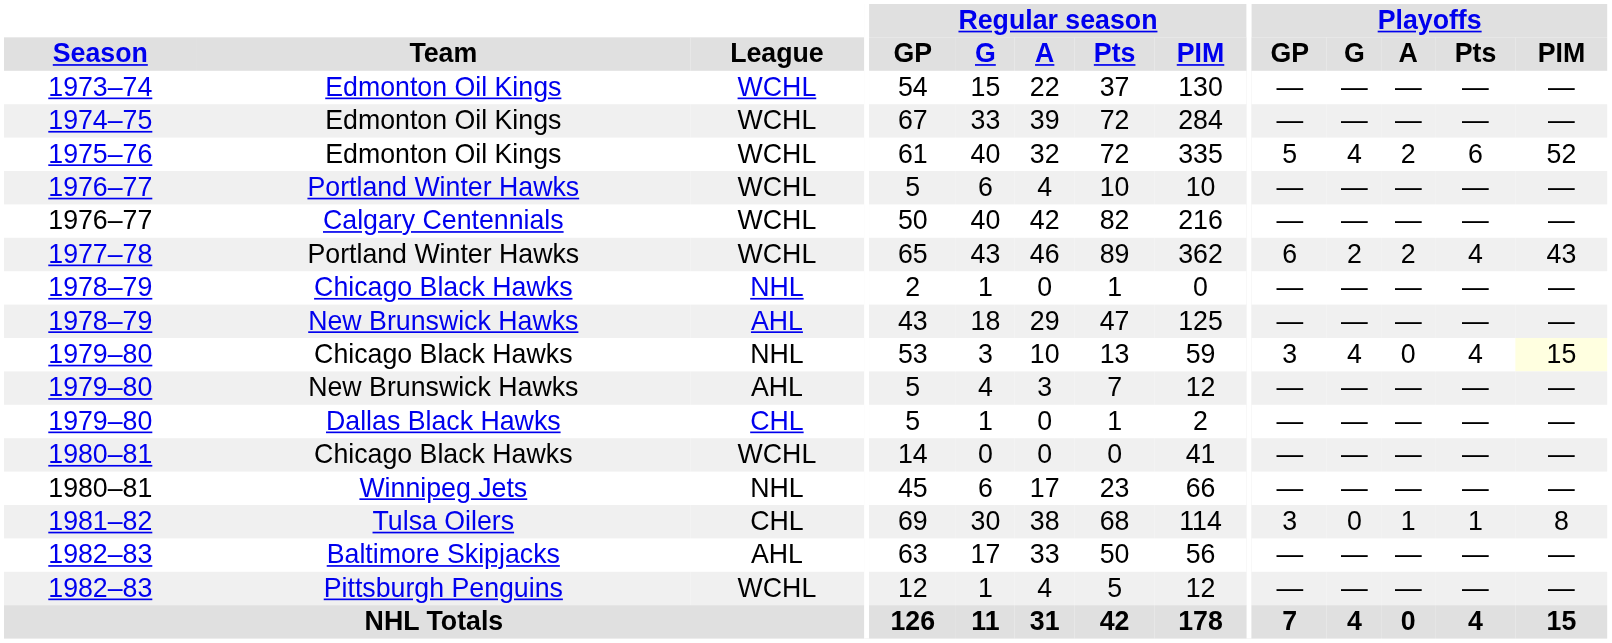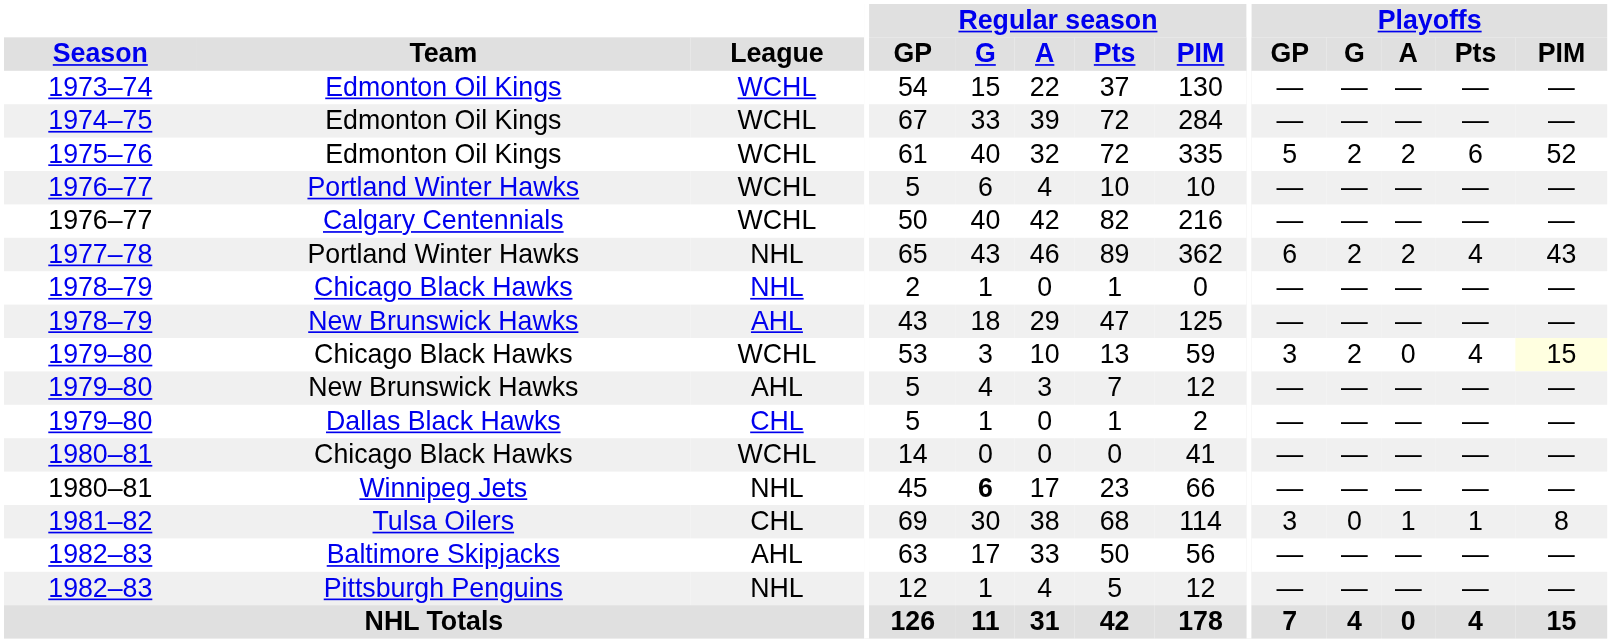(1354, 153) 4 -> (1354, 153) 2
(777, 254) WCHL -> (777, 254) NHL
(777, 354) NHL -> (777, 354) WCHL
(1354, 354) 4 -> (1354, 354) 2
(985, 487) normal -> (985, 487) bold
(777, 588) WCHL -> (777, 588) NHL
